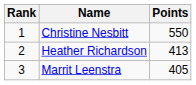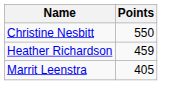- column: (22, 13)
(179, 51) 413 -> (144, 51) 459
